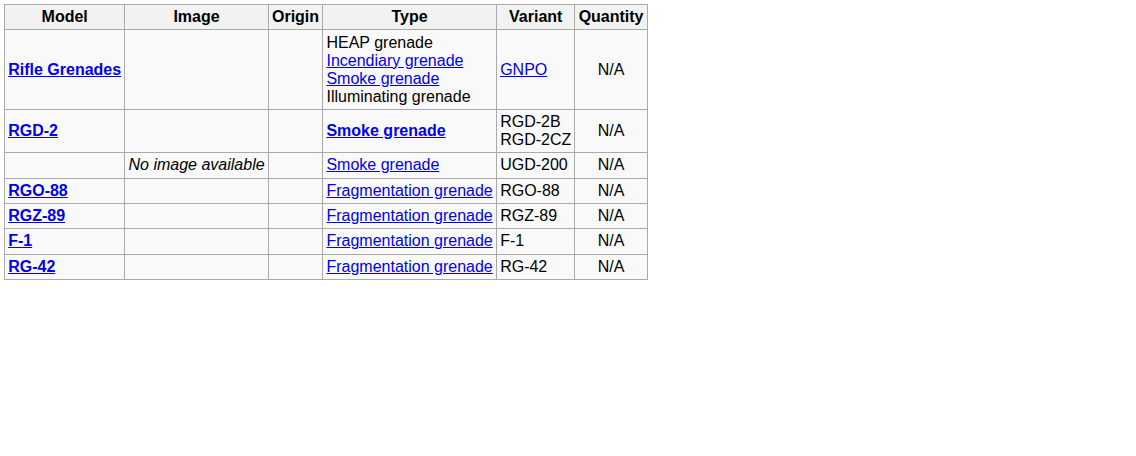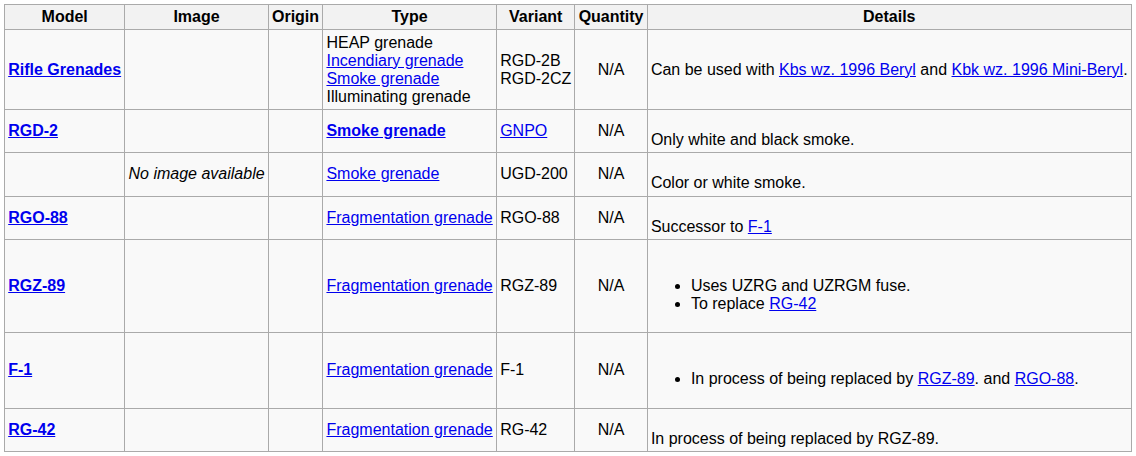+ column: (889, 17)
(524, 69) GNPO -> (536, 69) RGD-2B RGD-2CZ
(536, 130) RGD-2B RGD-2CZ -> (524, 130) GNPO
